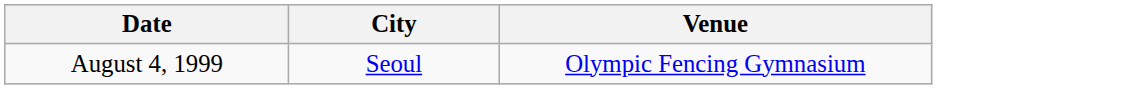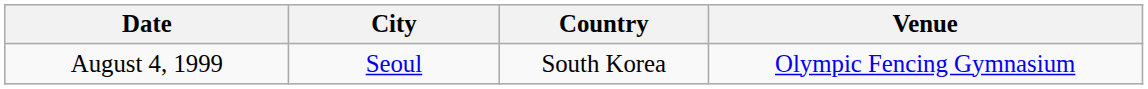+ column: (604, 24)
